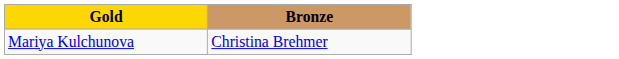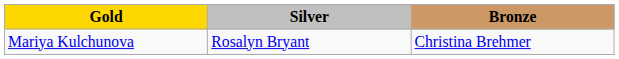+ column: (309, 16)
